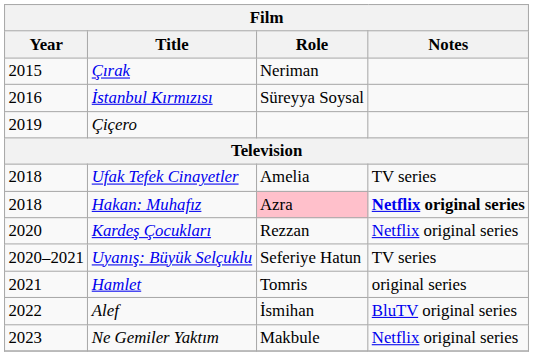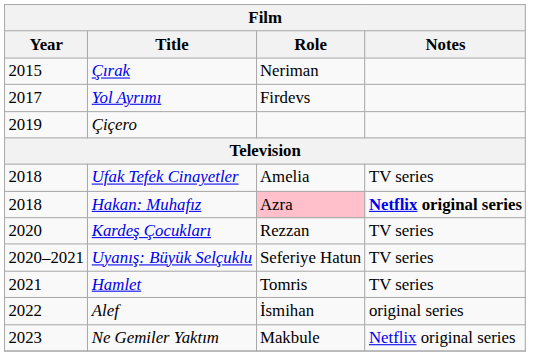- row: (152, 97)
+ row: (127, 97)
(445, 230) Netflix original series -> (401, 230) TV series
(419, 284) original series -> (401, 284) TV series
(444, 310) BluTV original series -> (416, 310) original series
